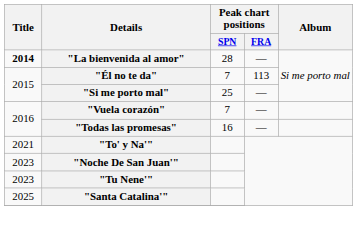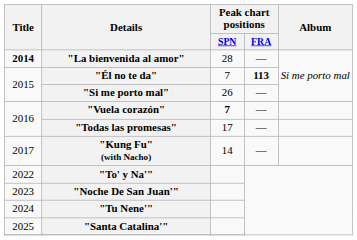(261, 76) normal -> (261, 76) bold
(227, 93) 25 -> (227, 93) 26
(227, 110) normal -> (227, 110) bold
(227, 127) 16 -> (227, 127) 17
+ row: (126, 151)
(23, 145) 2021 -> (23, 174) 2022
(23, 179) 2023 -> (23, 209) 2024
